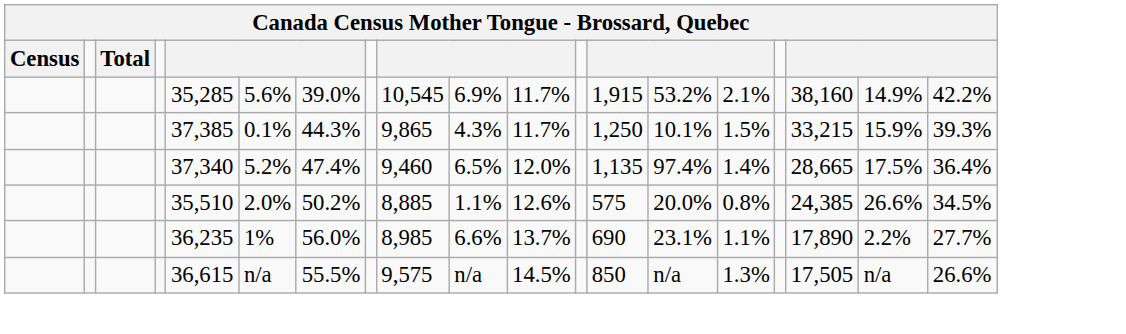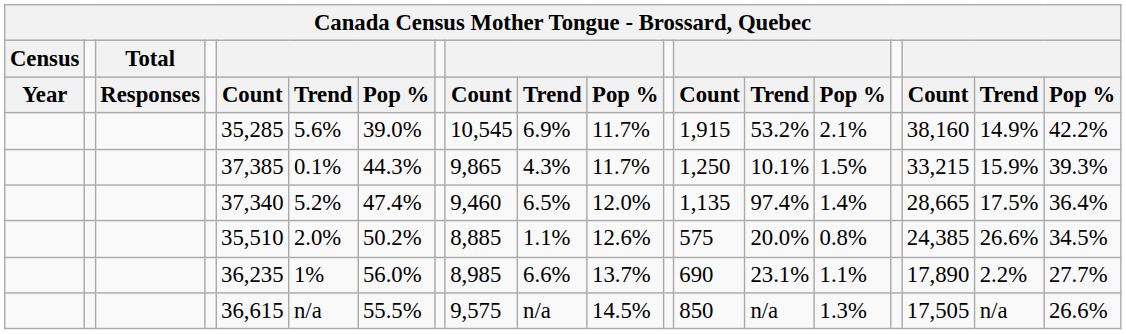+ row: (45, 94)
